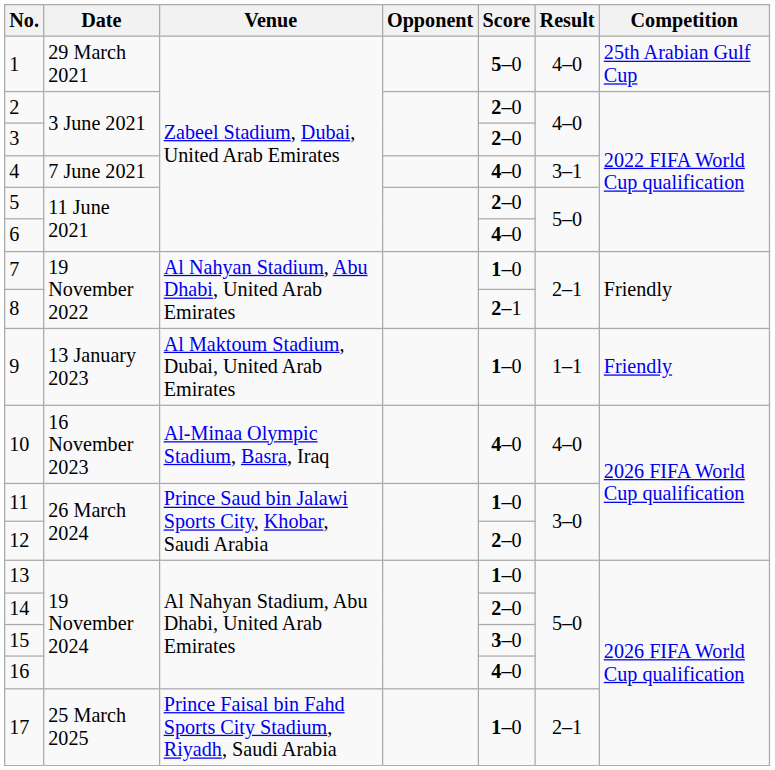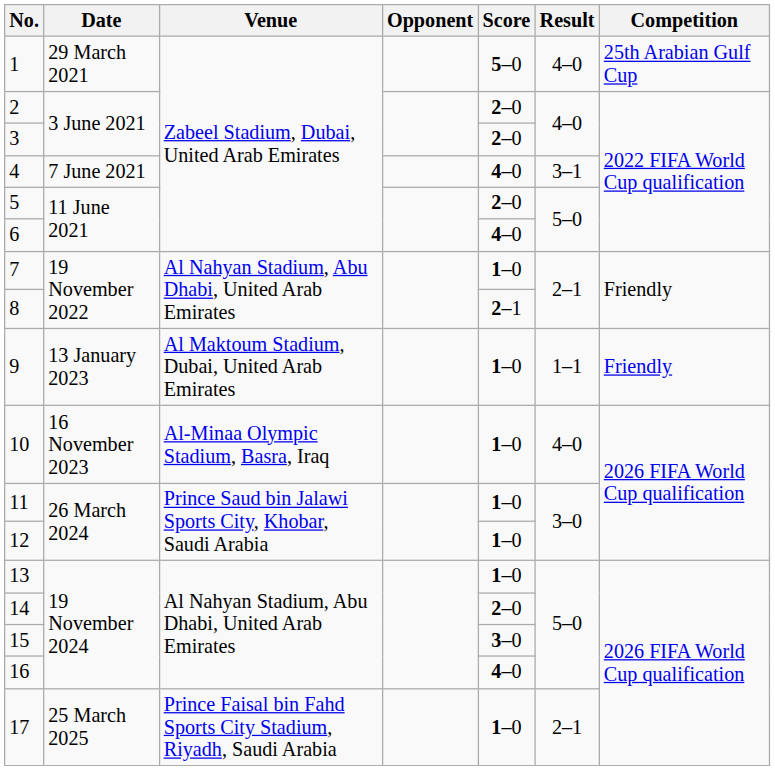(506, 444) 4–0 -> (506, 444) 1–0
(506, 540) 2–0 -> (506, 540) 1–0
